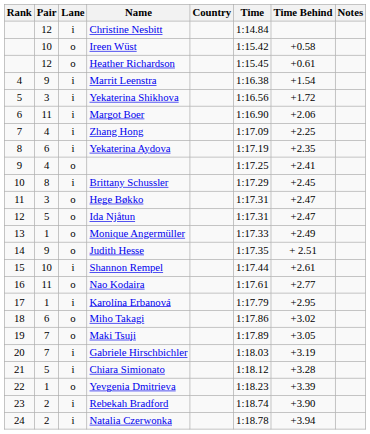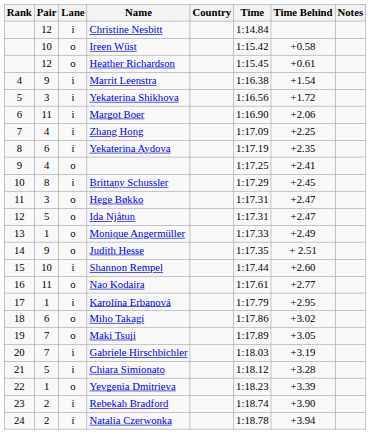(303, 268) +2.61 -> (303, 268) +2.60
